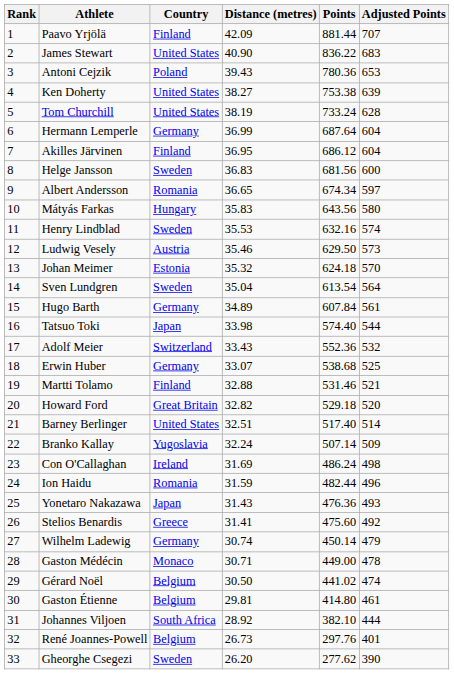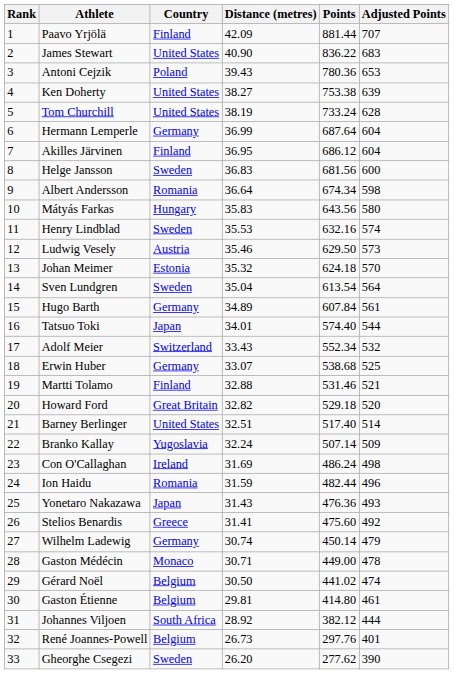(239, 190) 36.65 -> (239, 190) 36.64
(371, 190) 597 -> (371, 190) 598
(239, 326) 33.98 -> (239, 326) 34.01
(339, 346) 552.36 -> (339, 346) 552.34
(339, 619) 382.10 -> (339, 619) 382.12
